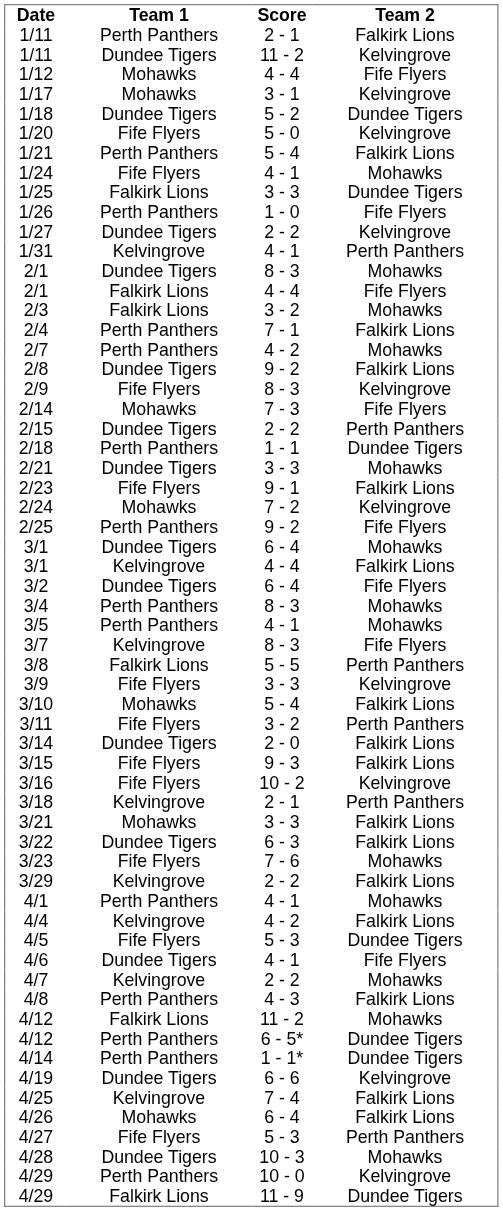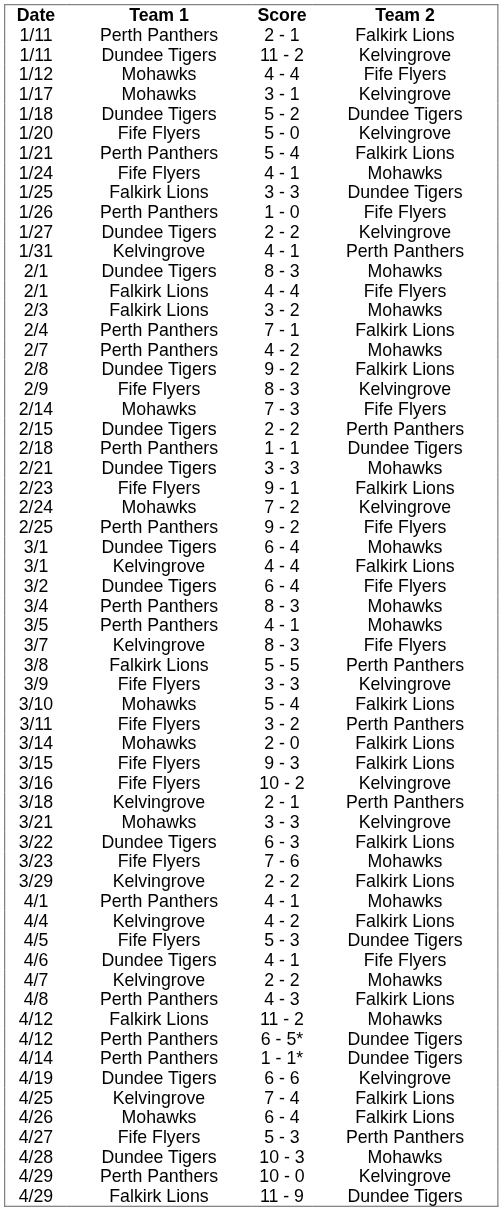(159, 743) Dundee Tigers -> (159, 743) Mohawks
(405, 822) Falkirk Lions -> (405, 822) Kelvingrove
